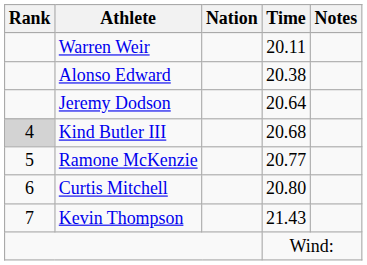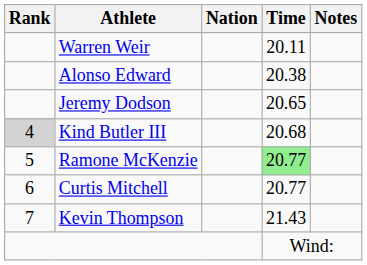(286, 103) 20.64 -> (286, 103) 20.65
(286, 160) no background -> (286, 160) lightgreen background
(286, 189) 20.80 -> (286, 189) 20.77
